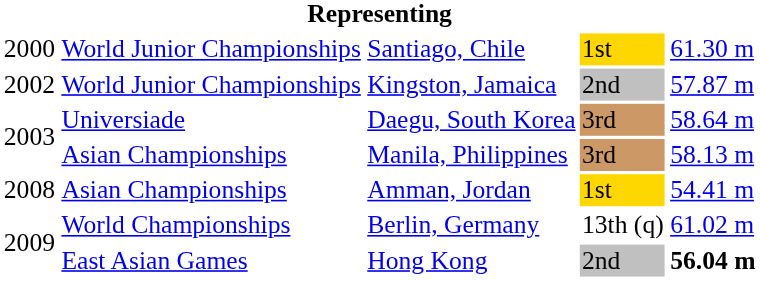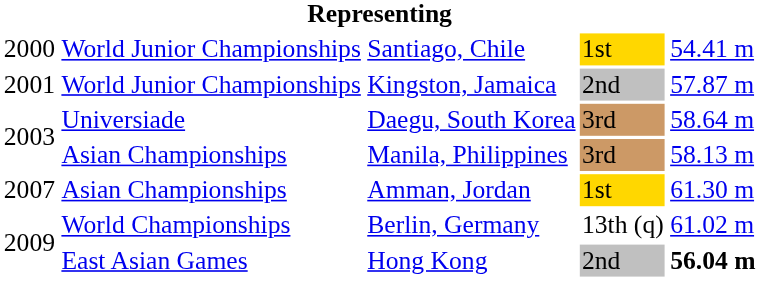(712, 49) 61.30 m -> (712, 49) 54.41 m
(29, 84) 2002 -> (29, 84) 2001
(29, 189) 2008 -> (29, 189) 2007
(712, 189) 54.41 m -> (712, 189) 61.30 m
